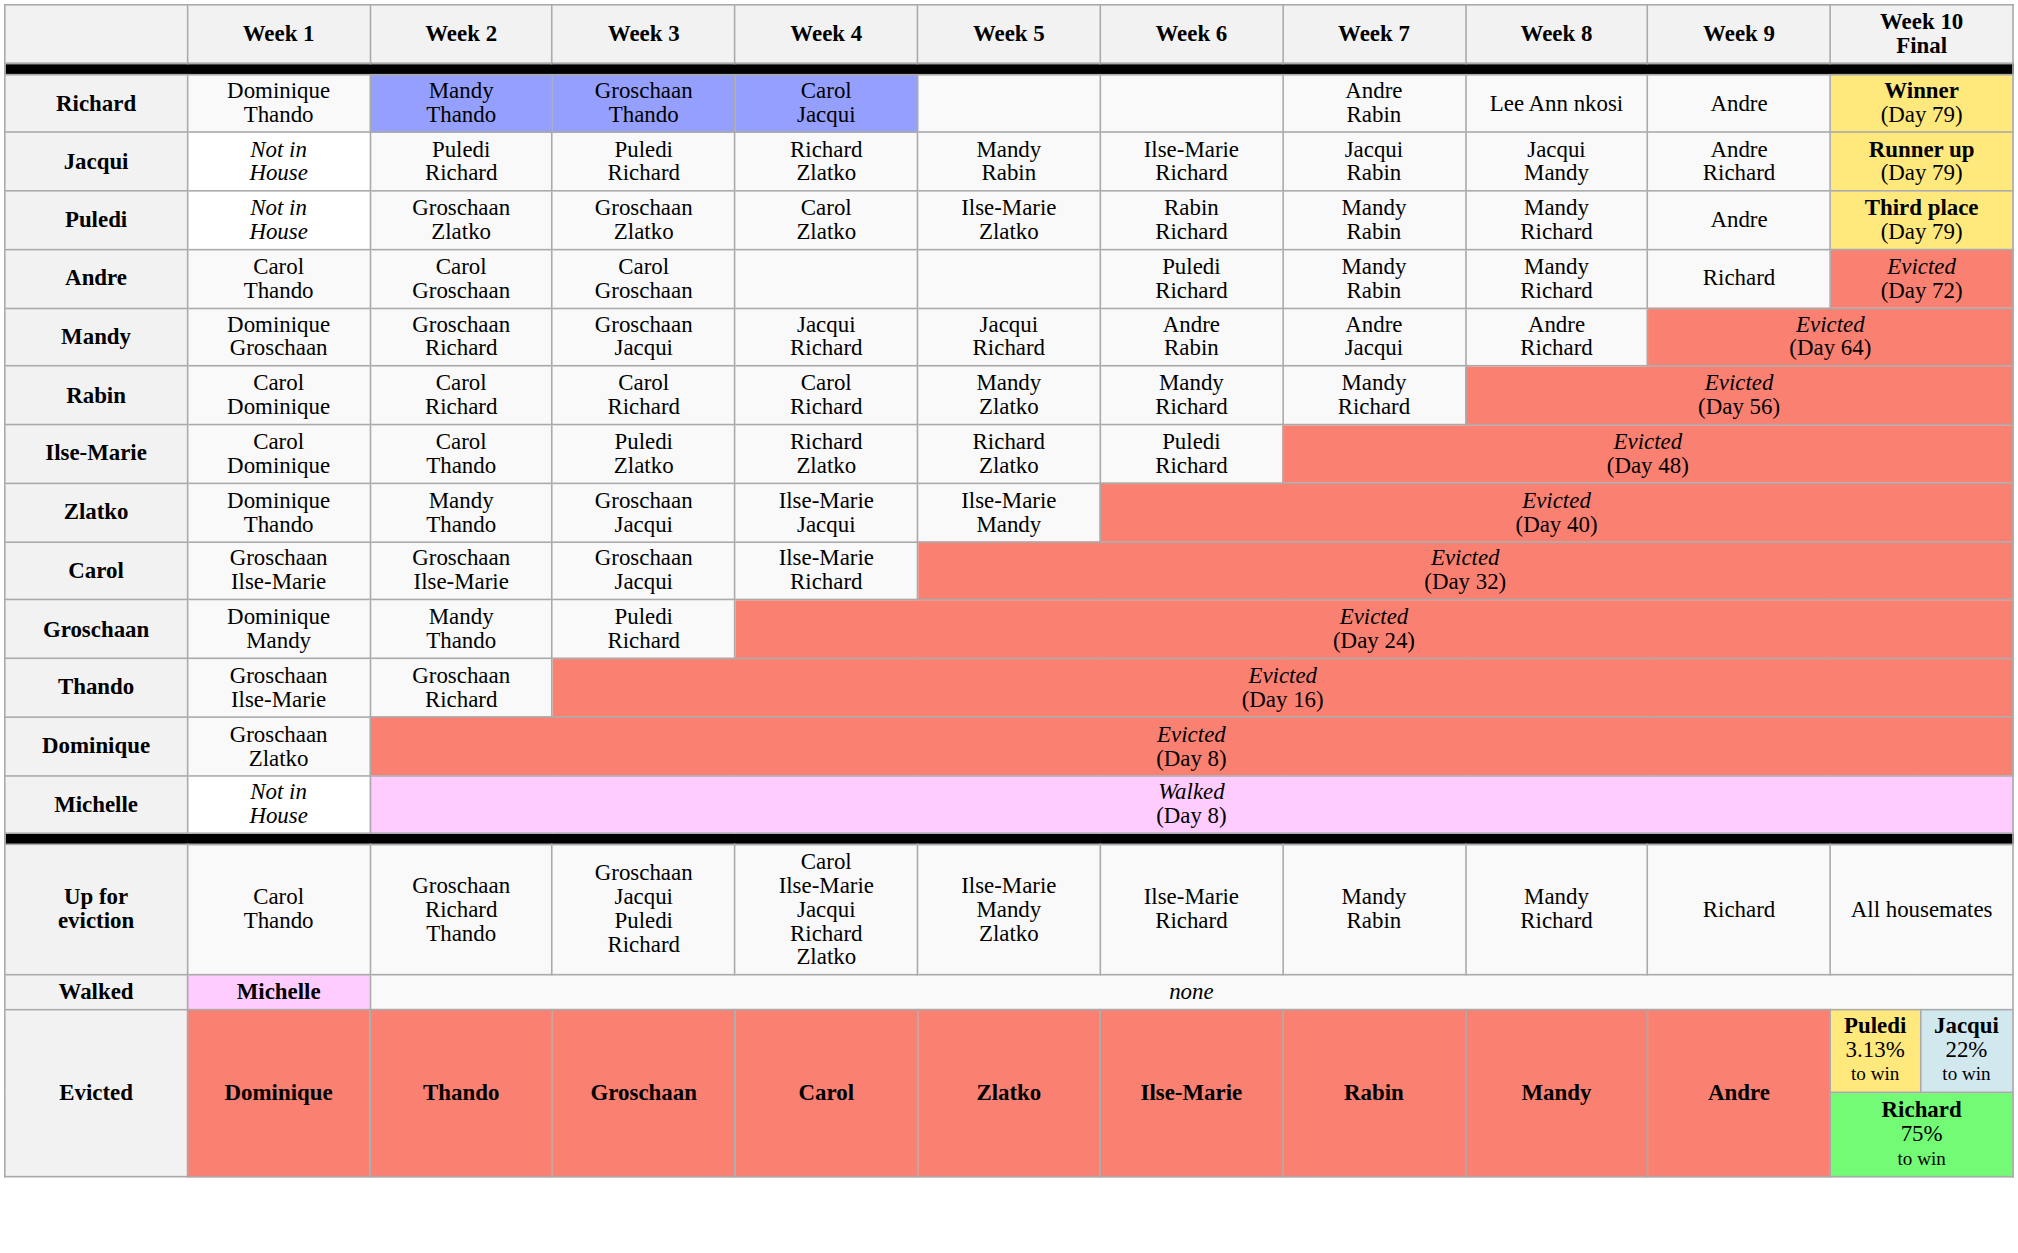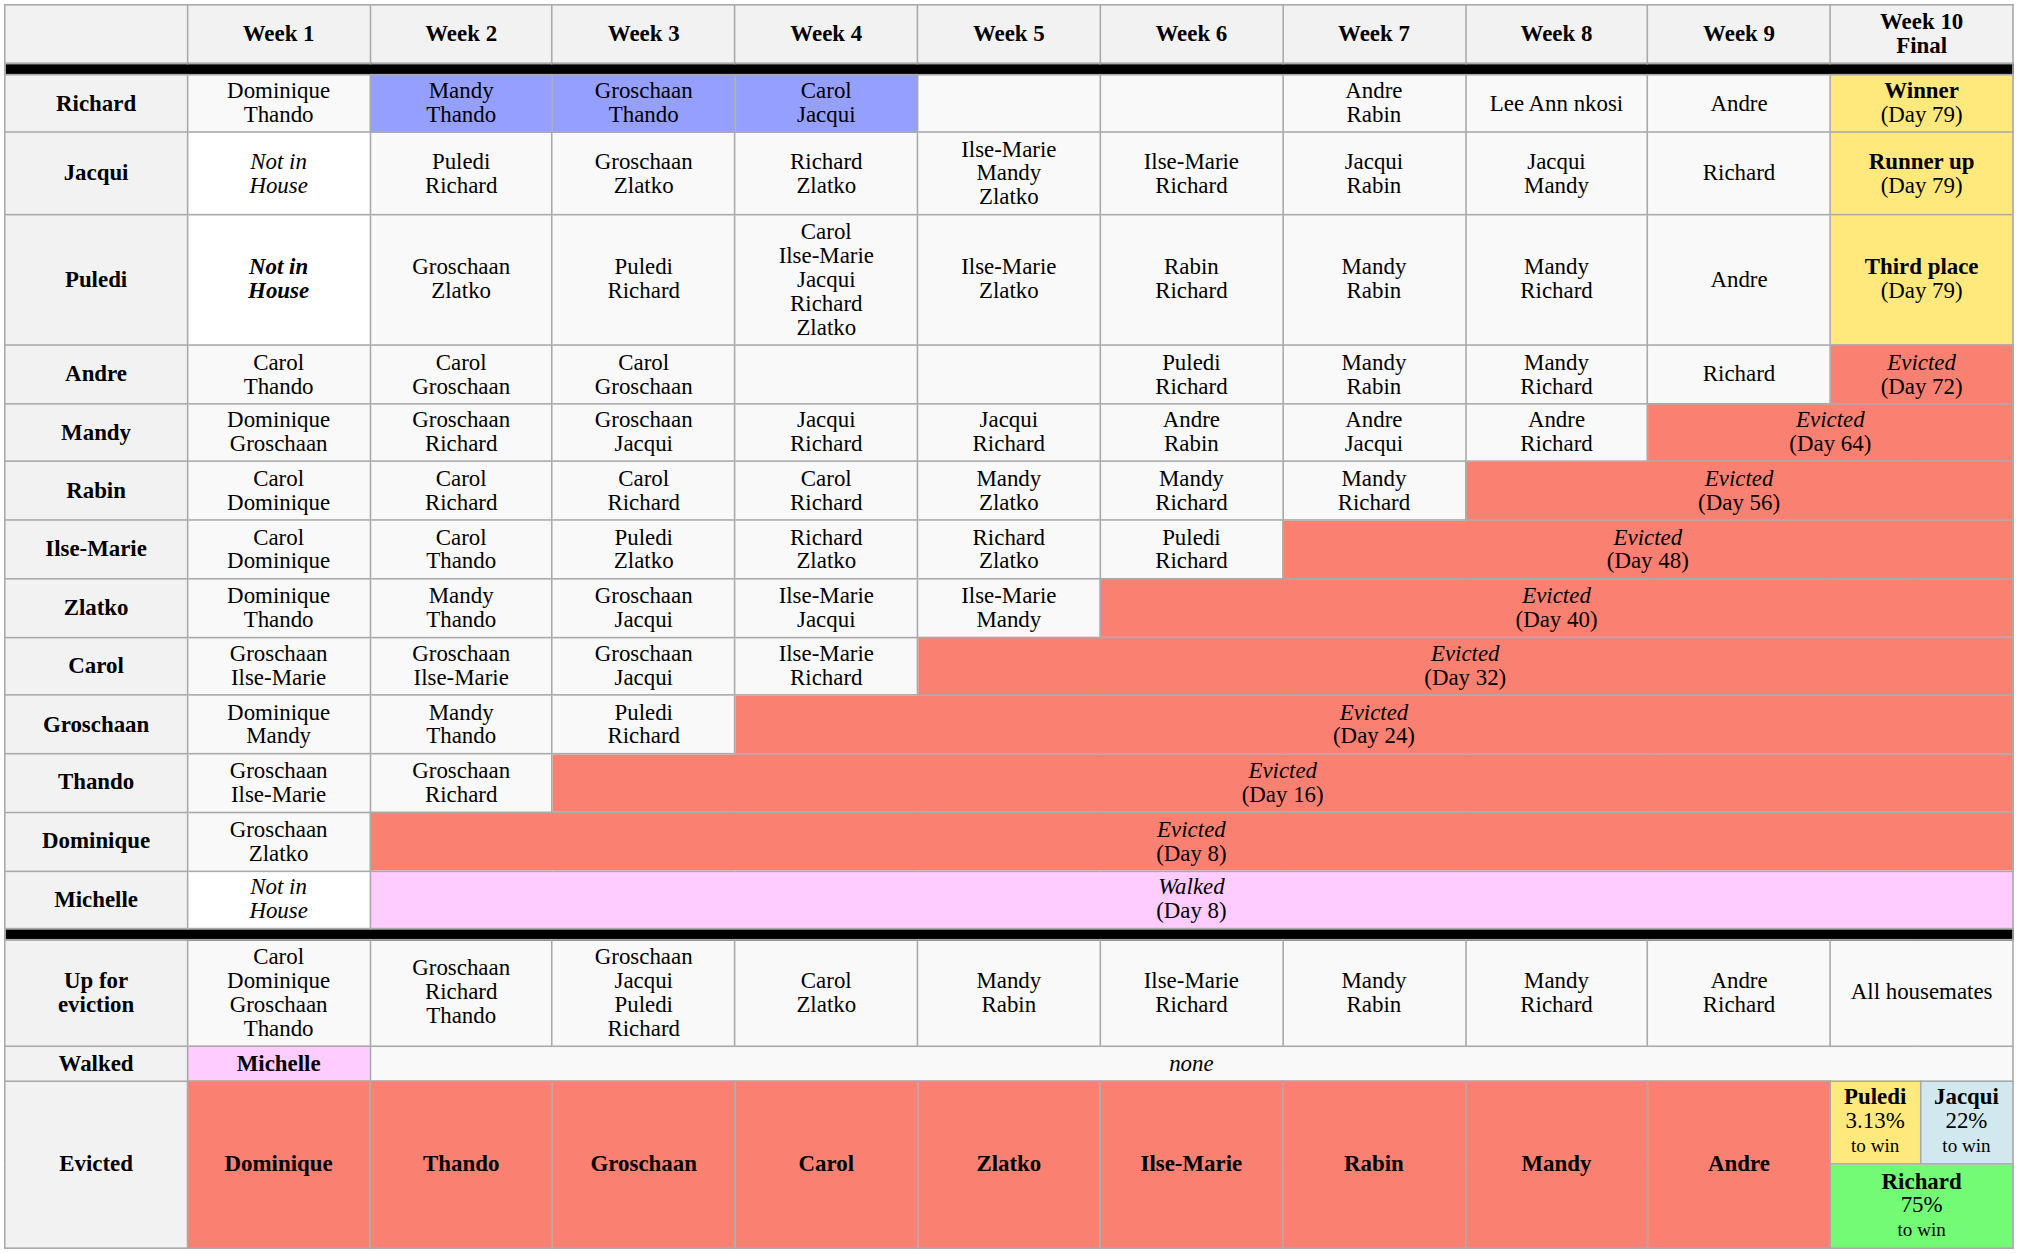(644, 161) Puledi Richard -> (644, 173) Groschaan Zlatko
(1009, 161) Mandy Rabin -> (1009, 173) Ilse-Marie Mandy Zlatko
(1739, 161) Andre Richard -> (1739, 173) Richard
(279, 220) normal -> (279, 279) bold
(644, 220) Groschaan Zlatko -> (644, 279) Puledi Richard
(826, 220) Carol Zlatko -> (826, 279) Carol Ilse-Marie Jacqui Richard Zlatko
(279, 909) Carol Thando -> (279, 992) Carol Dominique Groschaan Thando
(826, 909) Carol Ilse-Marie Jacqui Richard Zlatko -> (826, 992) Carol Zlatko
(1009, 909) Ilse-Marie Mandy Zlatko -> (1009, 992) Mandy Rabin
(1739, 909) Richard -> (1739, 992) Andre Richard
